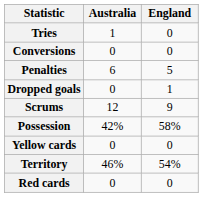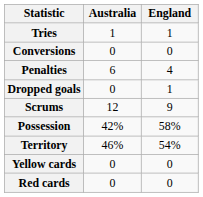(170, 32) 0 -> (170, 32) 1
(170, 70) 5 -> (170, 70) 4
rows swapped: (44, 164) <-> (44, 145)
